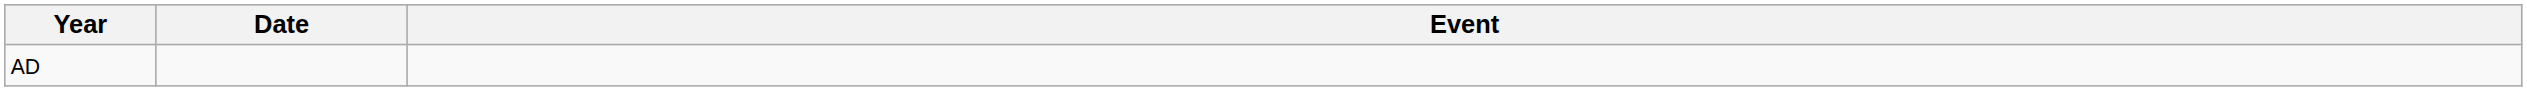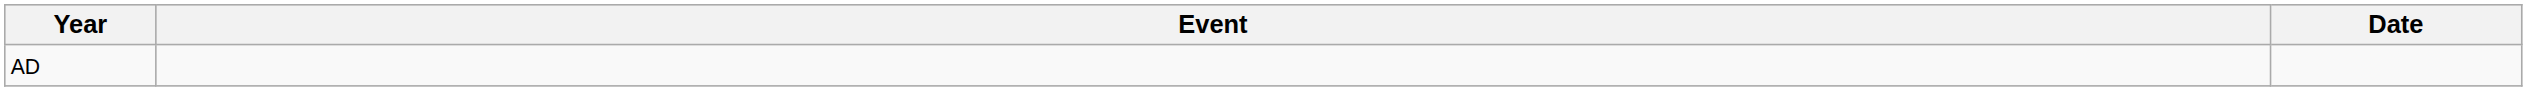columns swapped: (282, 24) <-> (1465, 24)
